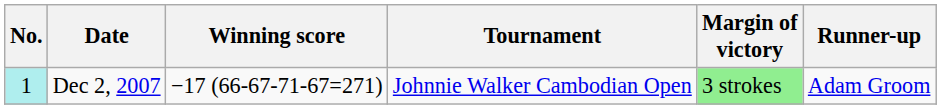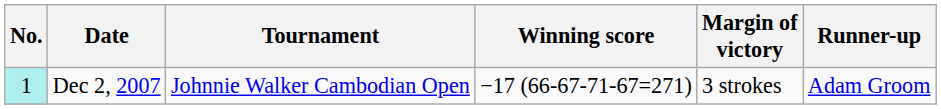columns swapped: (542, 36) <-> (277, 36)
(742, 85) lightgreen background -> (742, 85) no background
